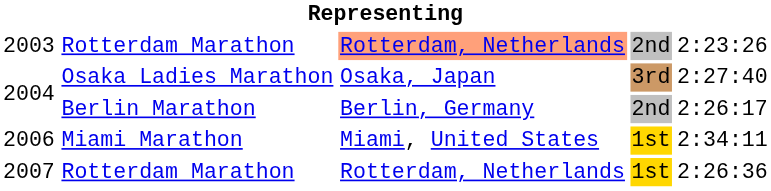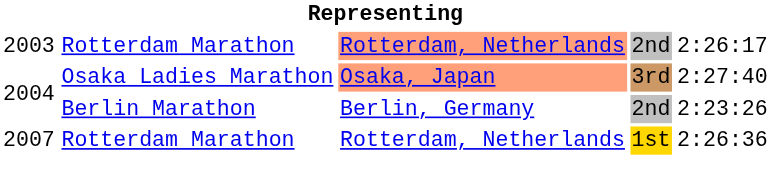(722, 46) 2:23:26 -> (722, 46) 2:26:17
(418, 78) no background -> (418, 78) lightsalmon background
(722, 109) 2:26:17 -> (722, 109) 2:23:26
- row: (29, 141)
